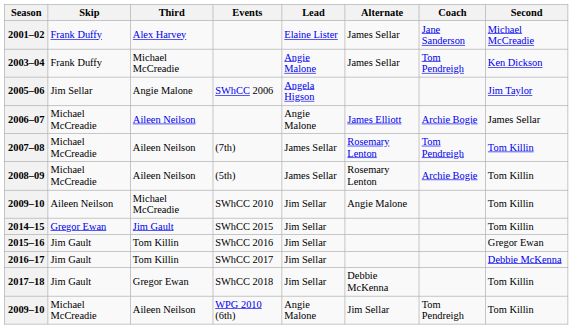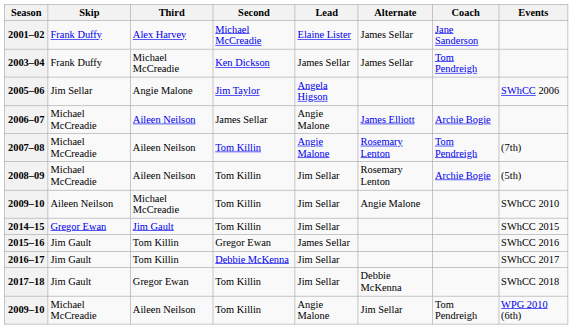columns swapped: (527, 12) <-> (247, 12)
(300, 63) Angie Malone -> (324, 63) James Sellar
(310, 147) James Sellar -> (313, 147) Angie Malone
(310, 176) James Sellar -> (319, 176) Jim Sellar
(305, 243) Jim Sellar -> (324, 243) James Sellar
